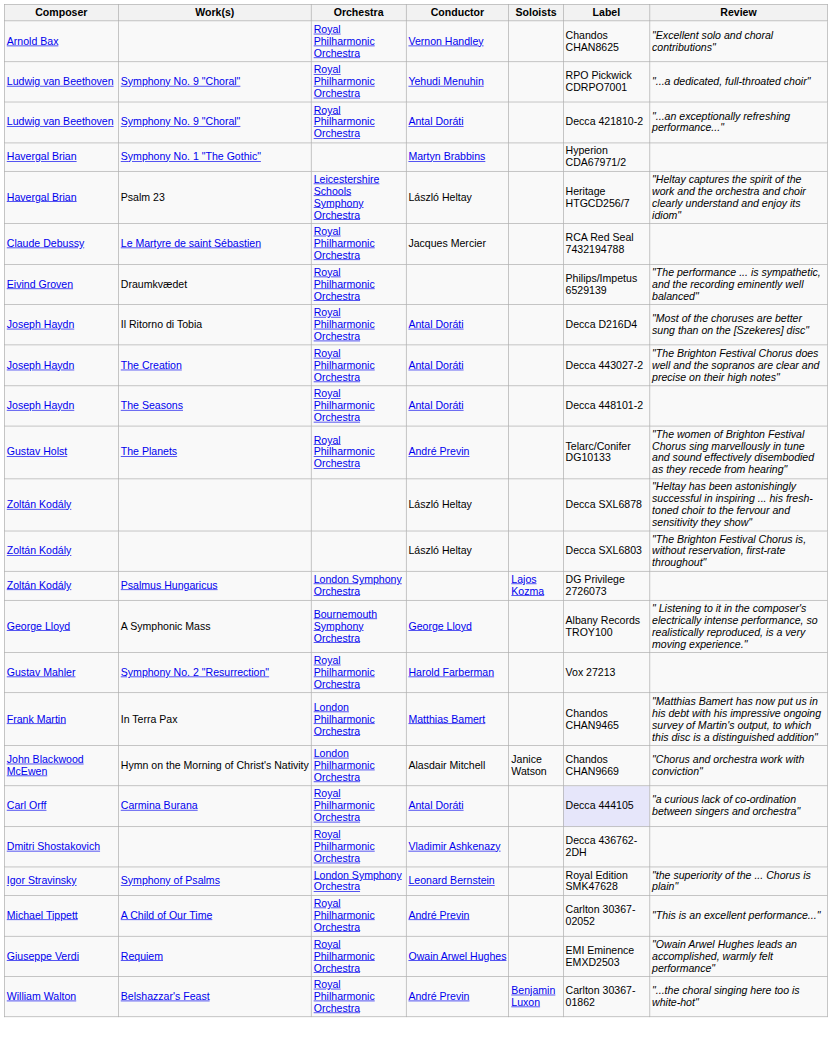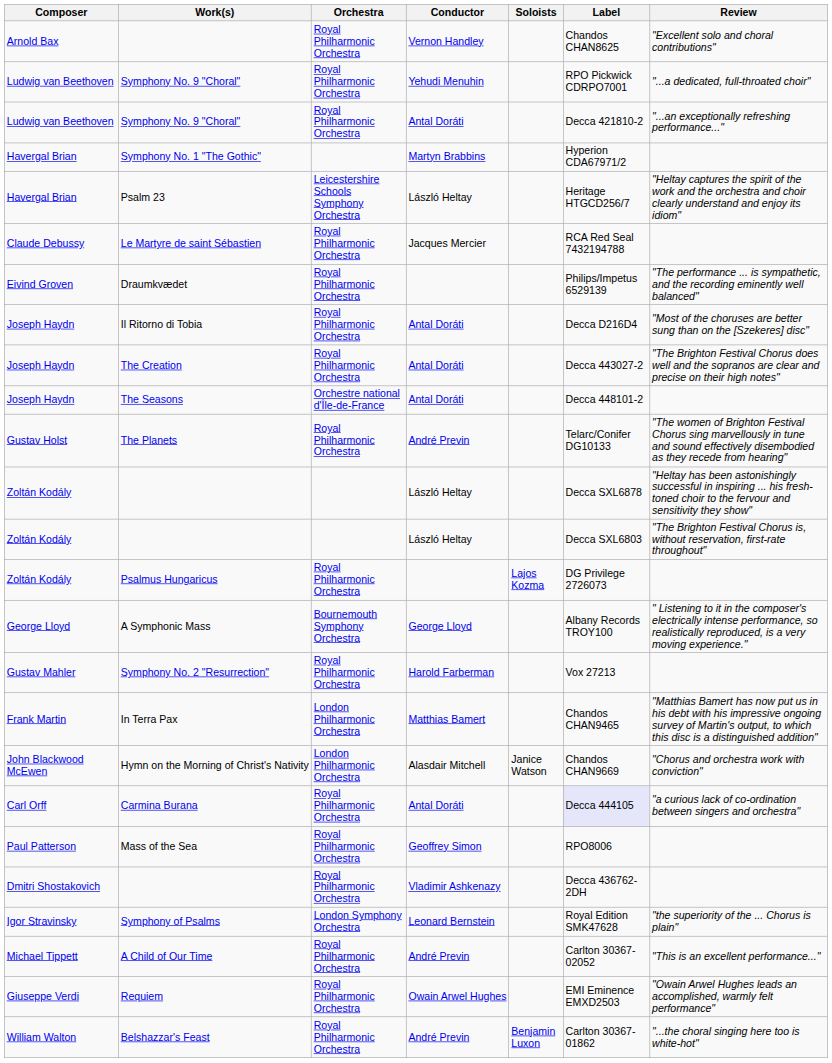(344, 406) Royal Philharmonic Orchestra -> (357, 400) Orchestre national d'Île-de-France
(358, 585) London Symphony Orchestra -> (344, 579) Royal Philharmonic Orchestra
+ row: (159, 846)
